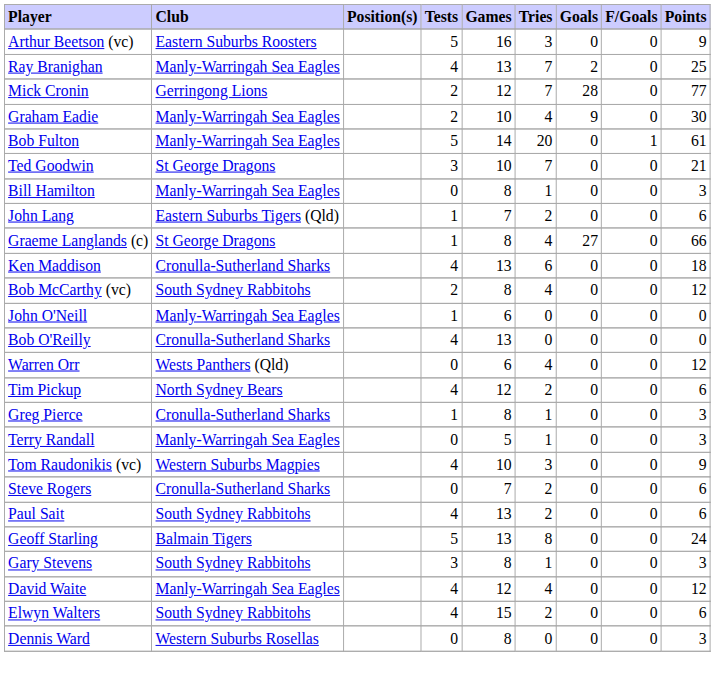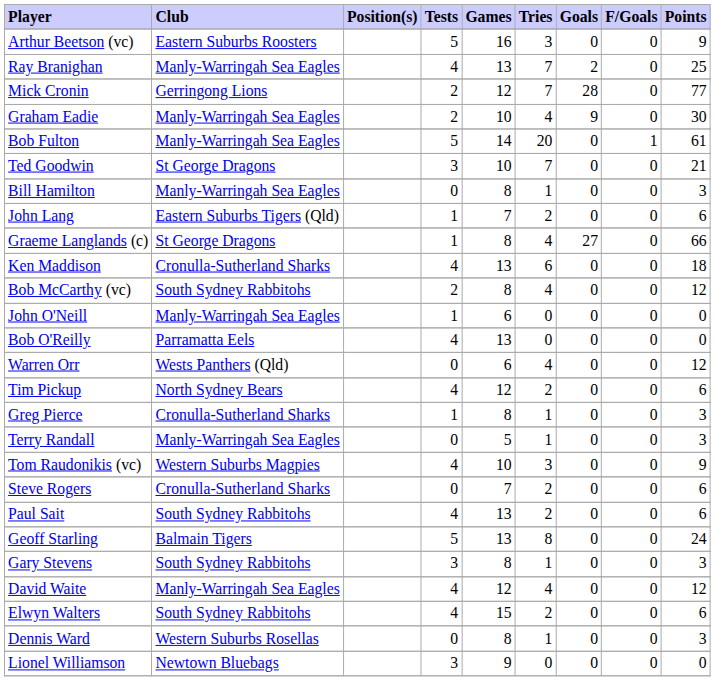(243, 340) Cronulla-Sutherland Sharks -> (205, 340) Parramatta Eels
(549, 638) 0 -> (549, 638) 1
+ row: (67, 663)
